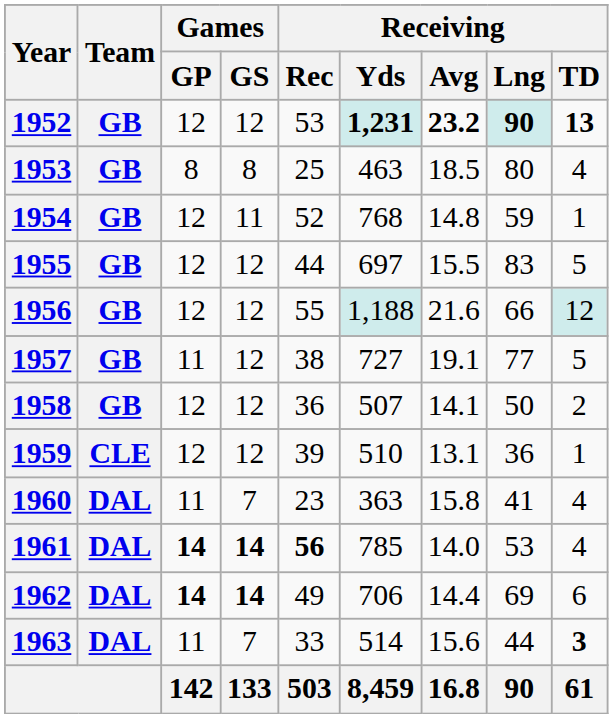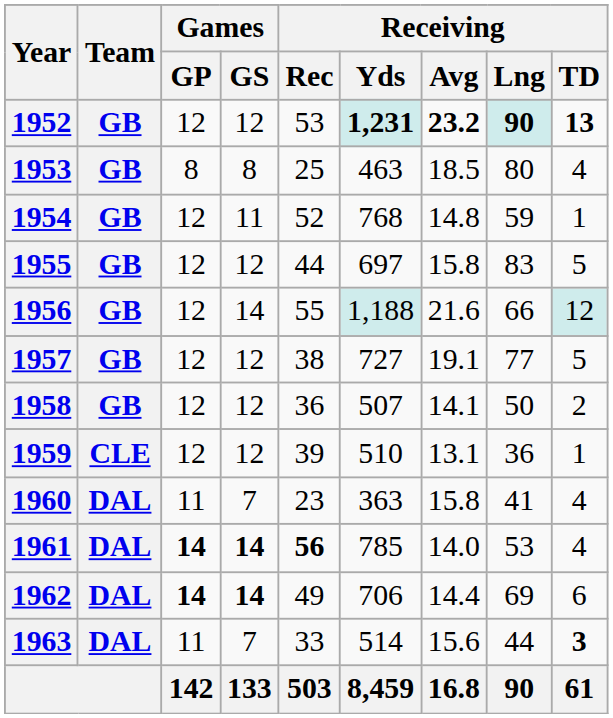(454, 264) 15.5 -> (454, 264) 15.8
(249, 311) 12 -> (249, 311) 14
(191, 358) 11 -> (191, 358) 12
